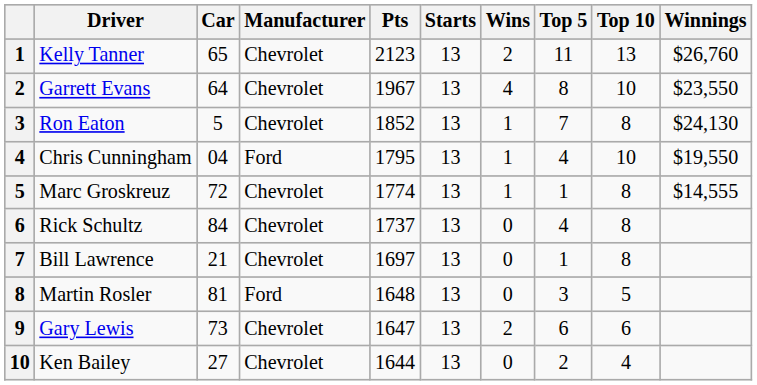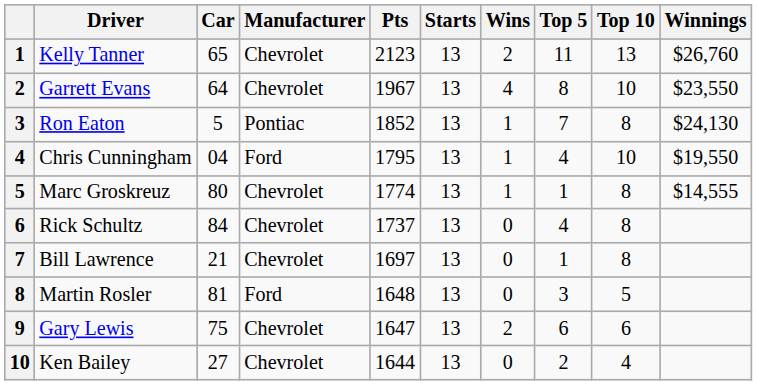(284, 124) Chevrolet -> (274, 124) Pontiac
(218, 192) 72 -> (218, 192) 80
(218, 328) 73 -> (218, 328) 75
